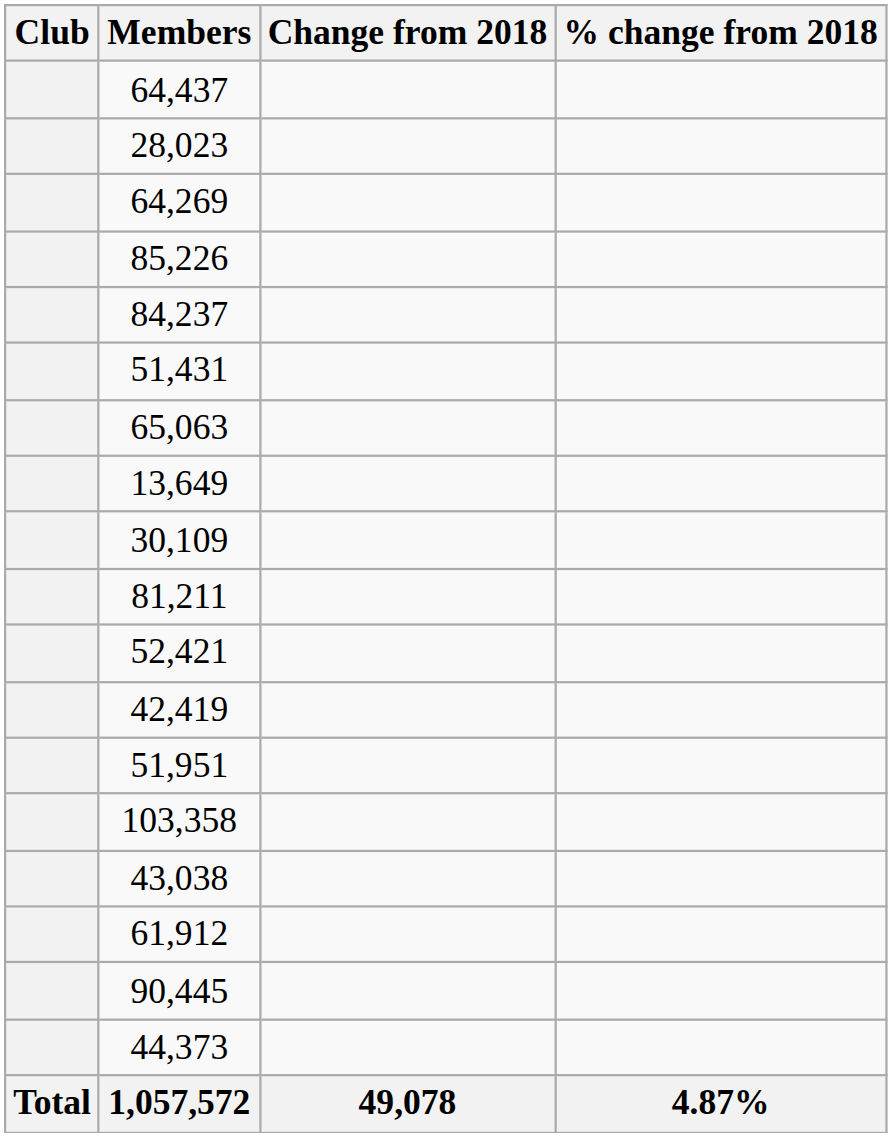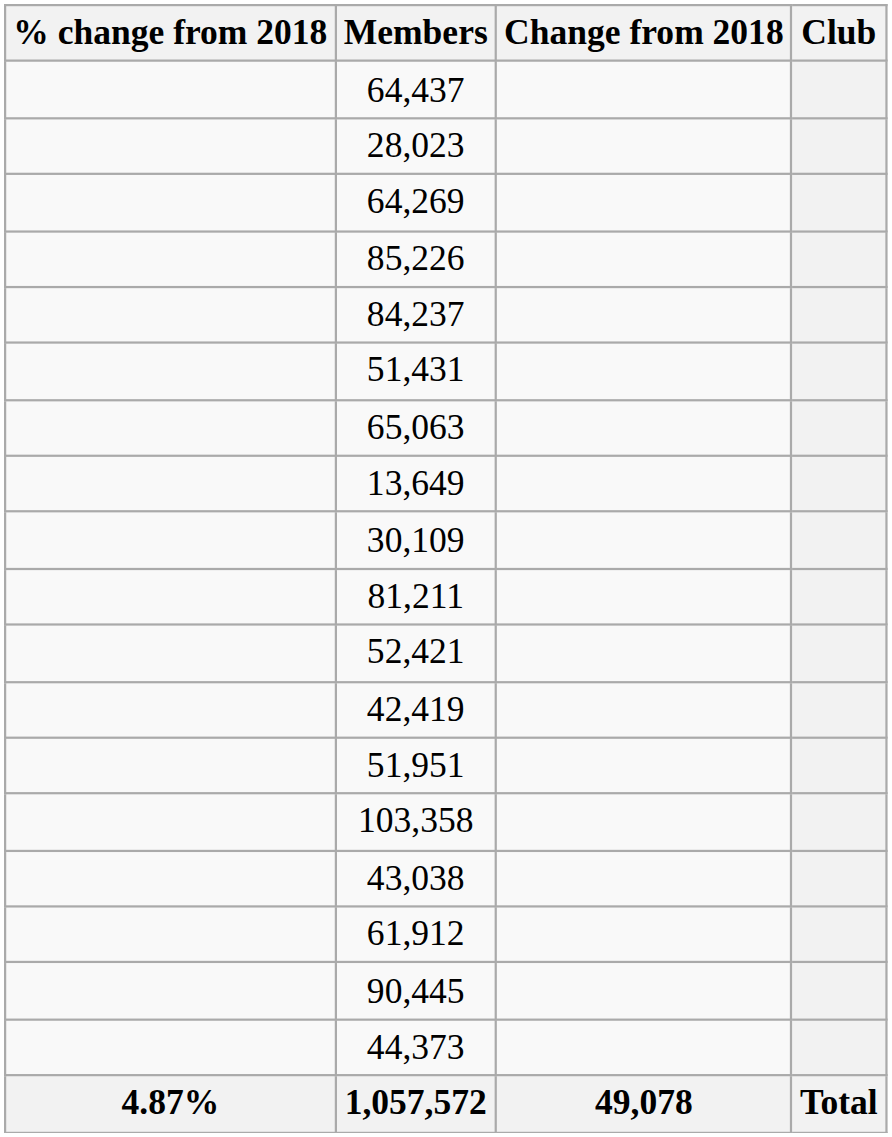columns swapped: (52, 32) <-> (721, 32)
